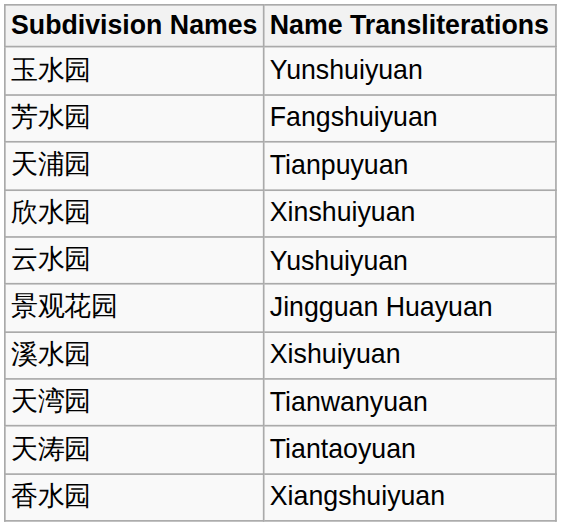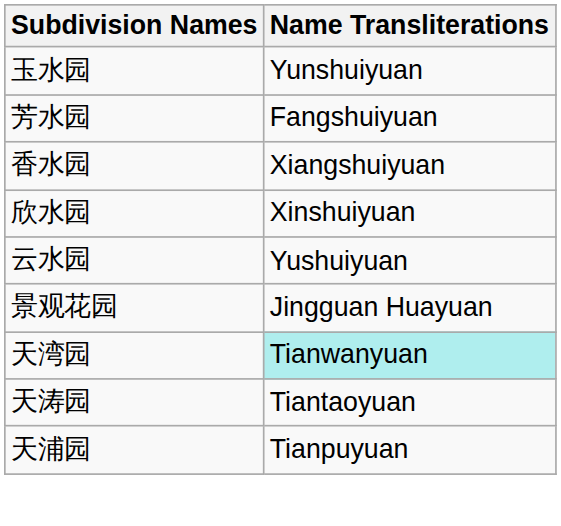rows swapped: (51, 496) <-> (51, 164)
- row: (51, 354)
(349, 402) no background -> (349, 354) paleturquoise background
